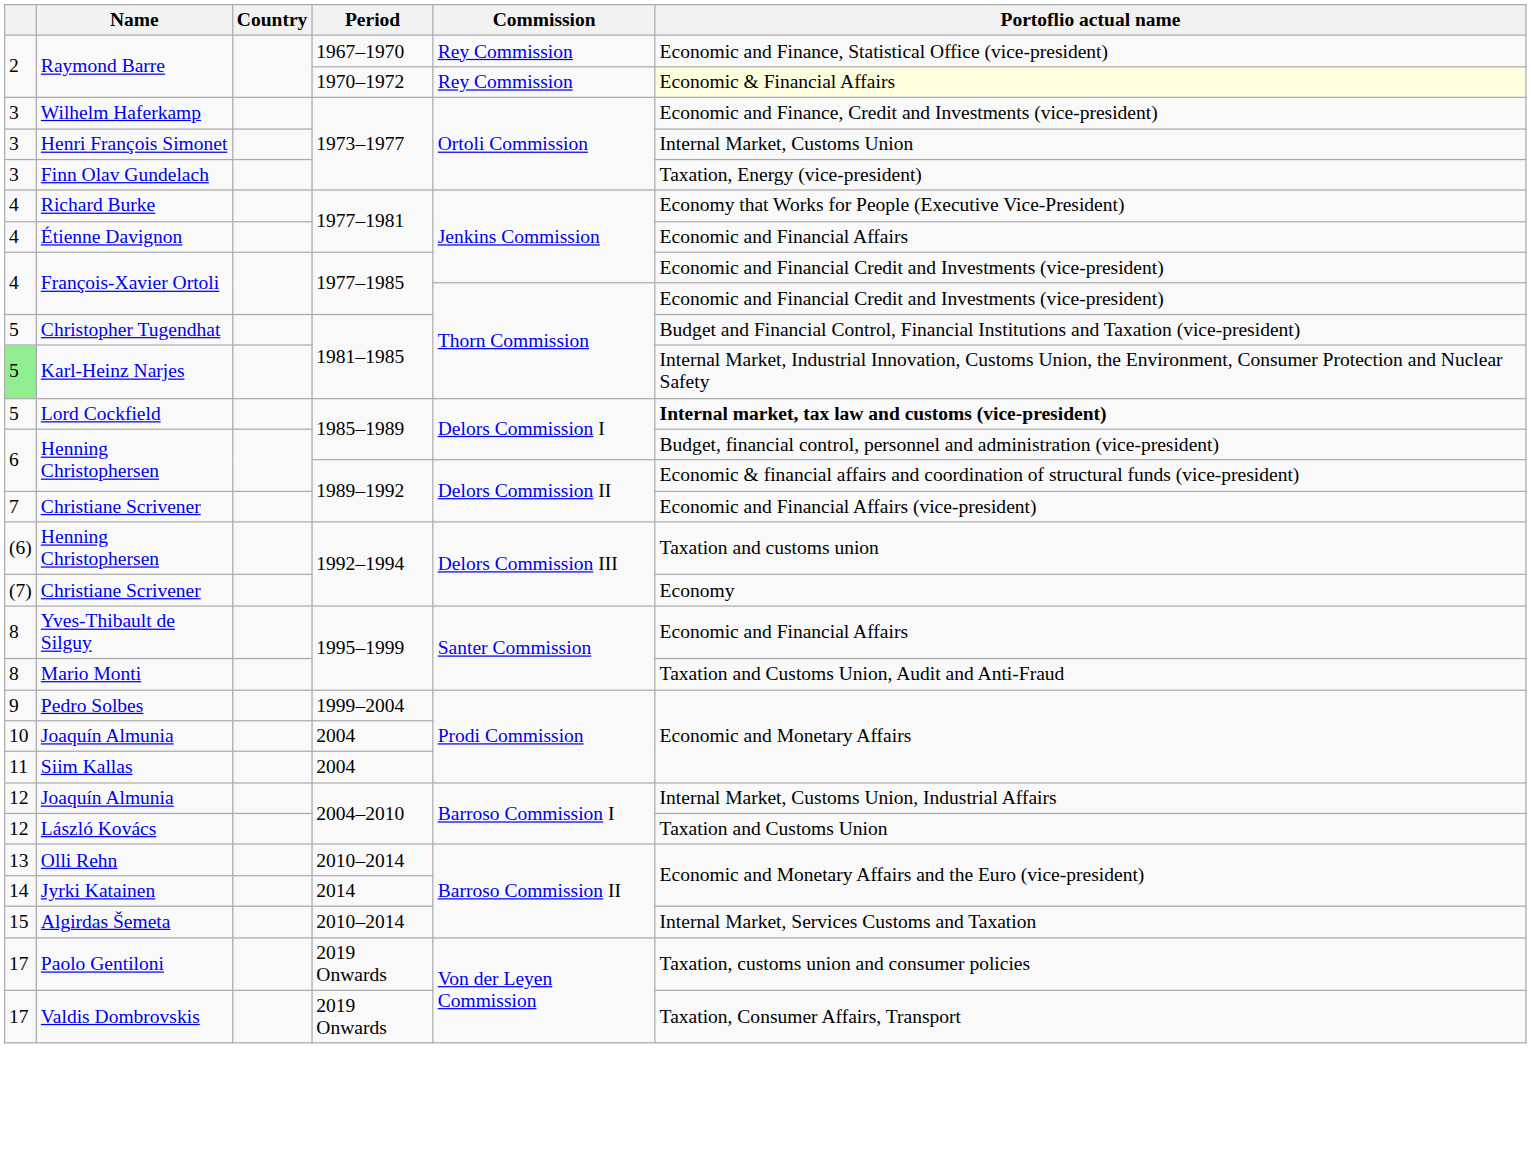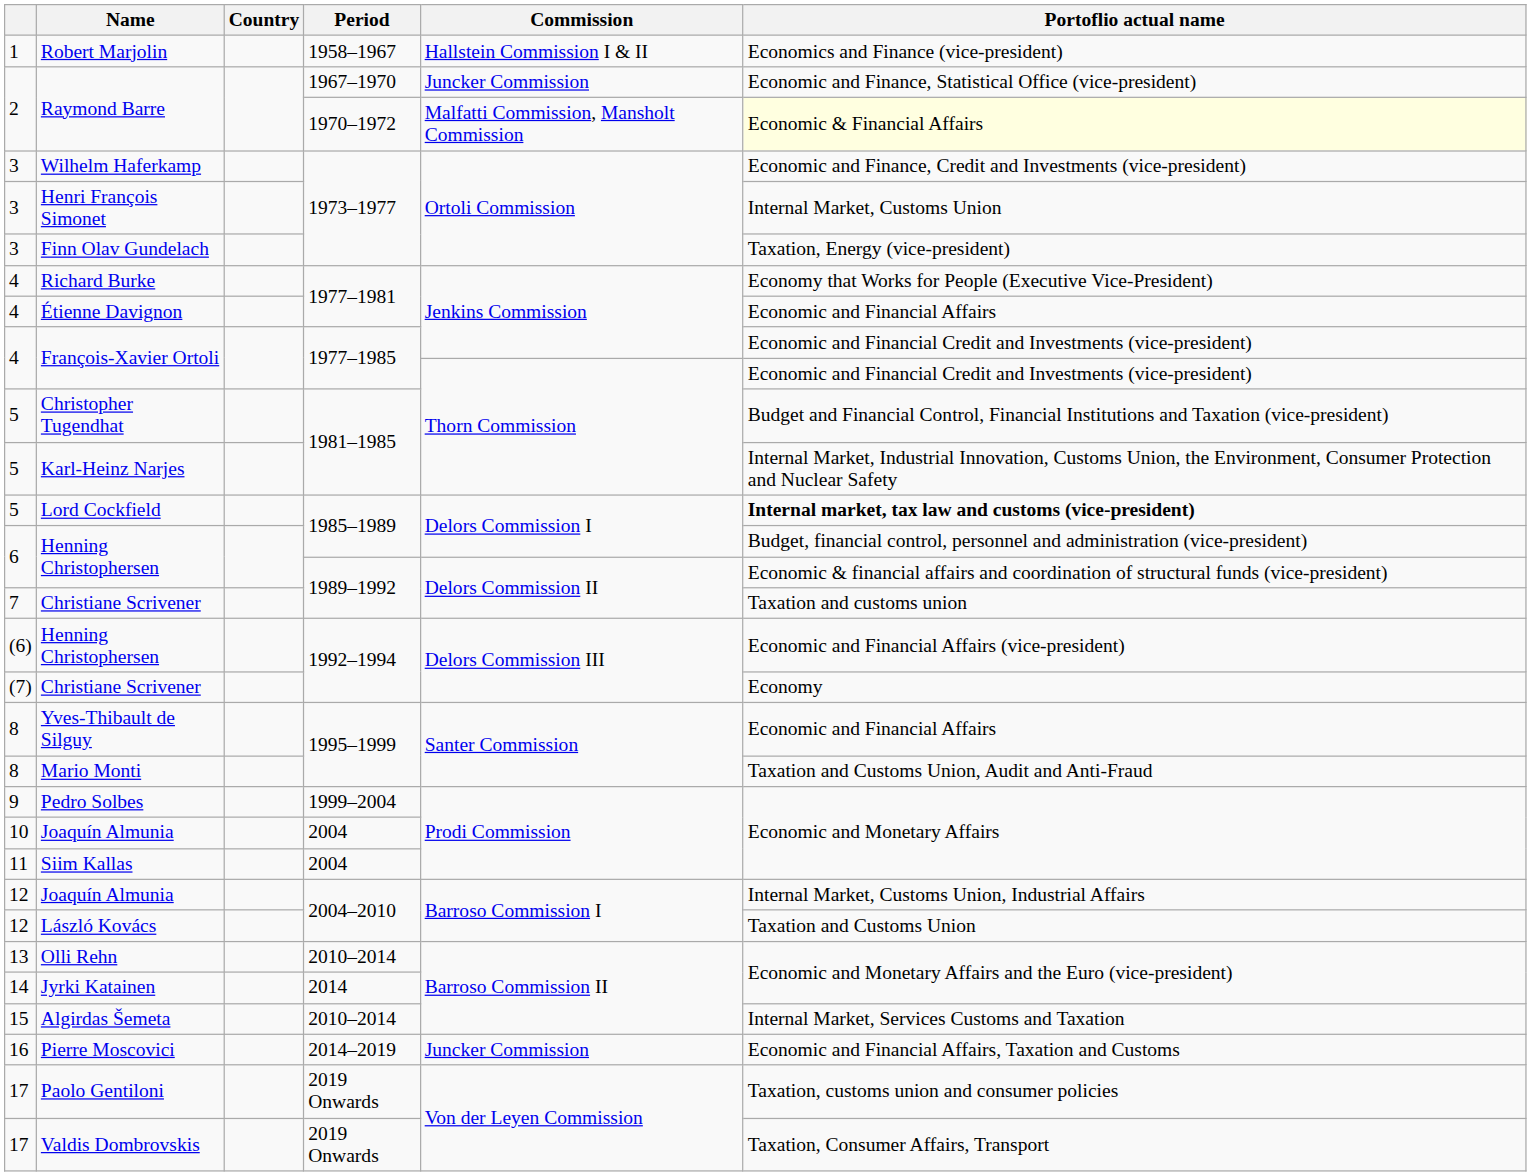+ row: (104, 50)
(505, 50) Rey Commission -> (507, 81) Juncker Commission
(505, 81) Rey Commission -> (550, 123) Malfatti Commission, Mansholt Commission
(14, 371) lightgreen background -> (14, 468) no background
(848, 506) Economic and Financial Affairs (vice-president) -> (857, 603) Taxation and customs union
(769, 548) Taxation and customs union -> (936, 645) Economic and Financial Affairs (vice-president)
+ row: (108, 1049)
